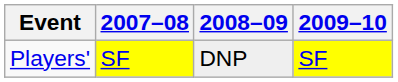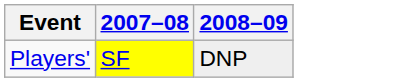- column: (343, 22)
